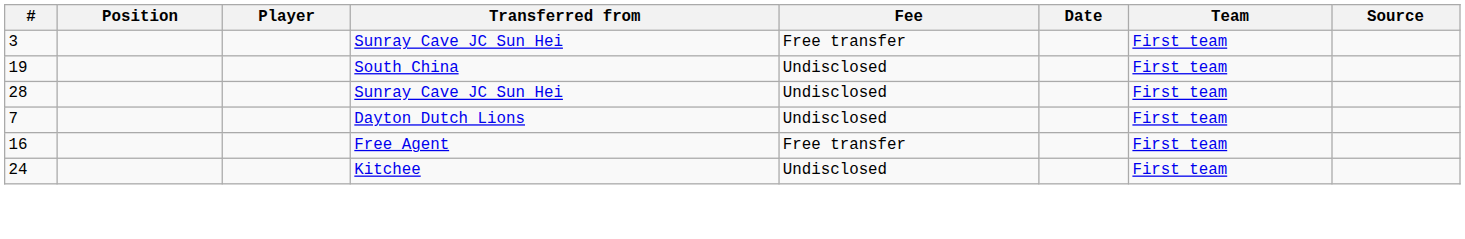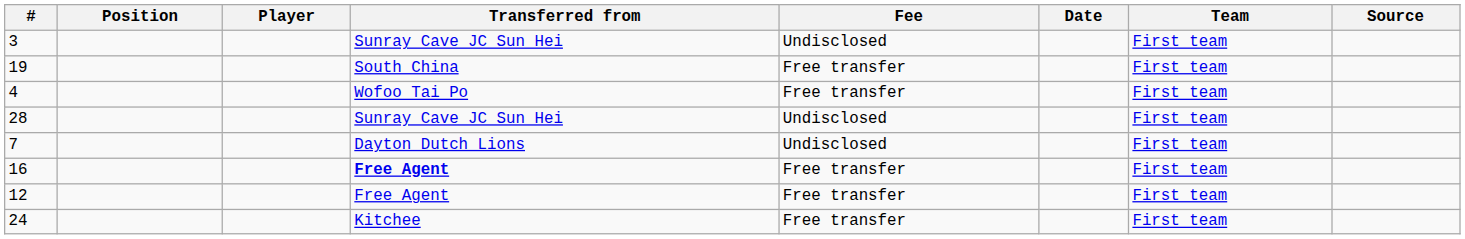(844, 43) Free transfer -> (835, 43) Undisclosed
(835, 69) Undisclosed -> (844, 69) Free transfer
+ row: (13, 94)
(402, 145) normal -> (402, 171) bold
+ row: (18, 196)
(835, 171) Undisclosed -> (844, 222) Free transfer
